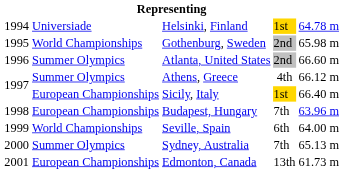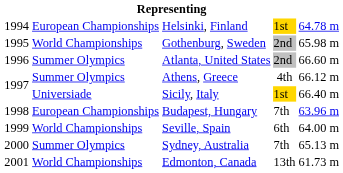(62, 26) Universiade -> (96, 26) European Championships
(96, 94) European Championships -> (62, 94) Universiade
(96, 161) European Championships -> (87, 161) World Championships
